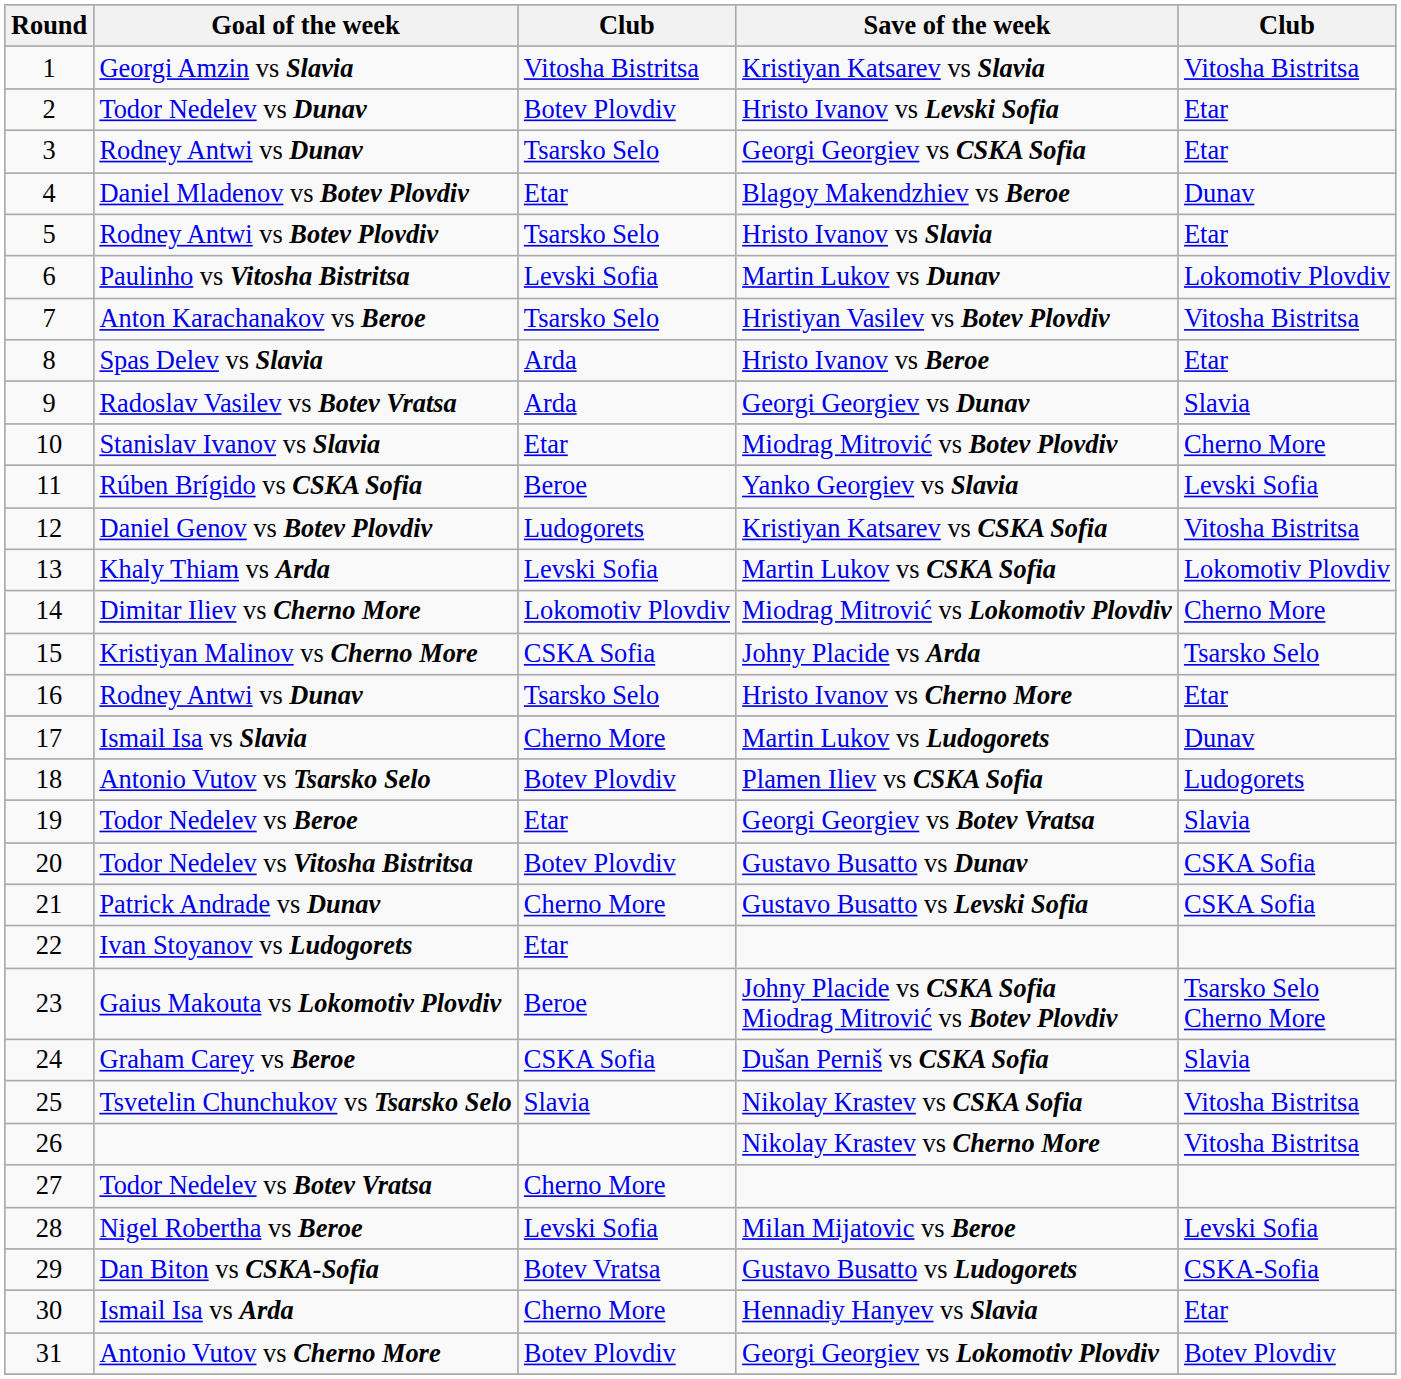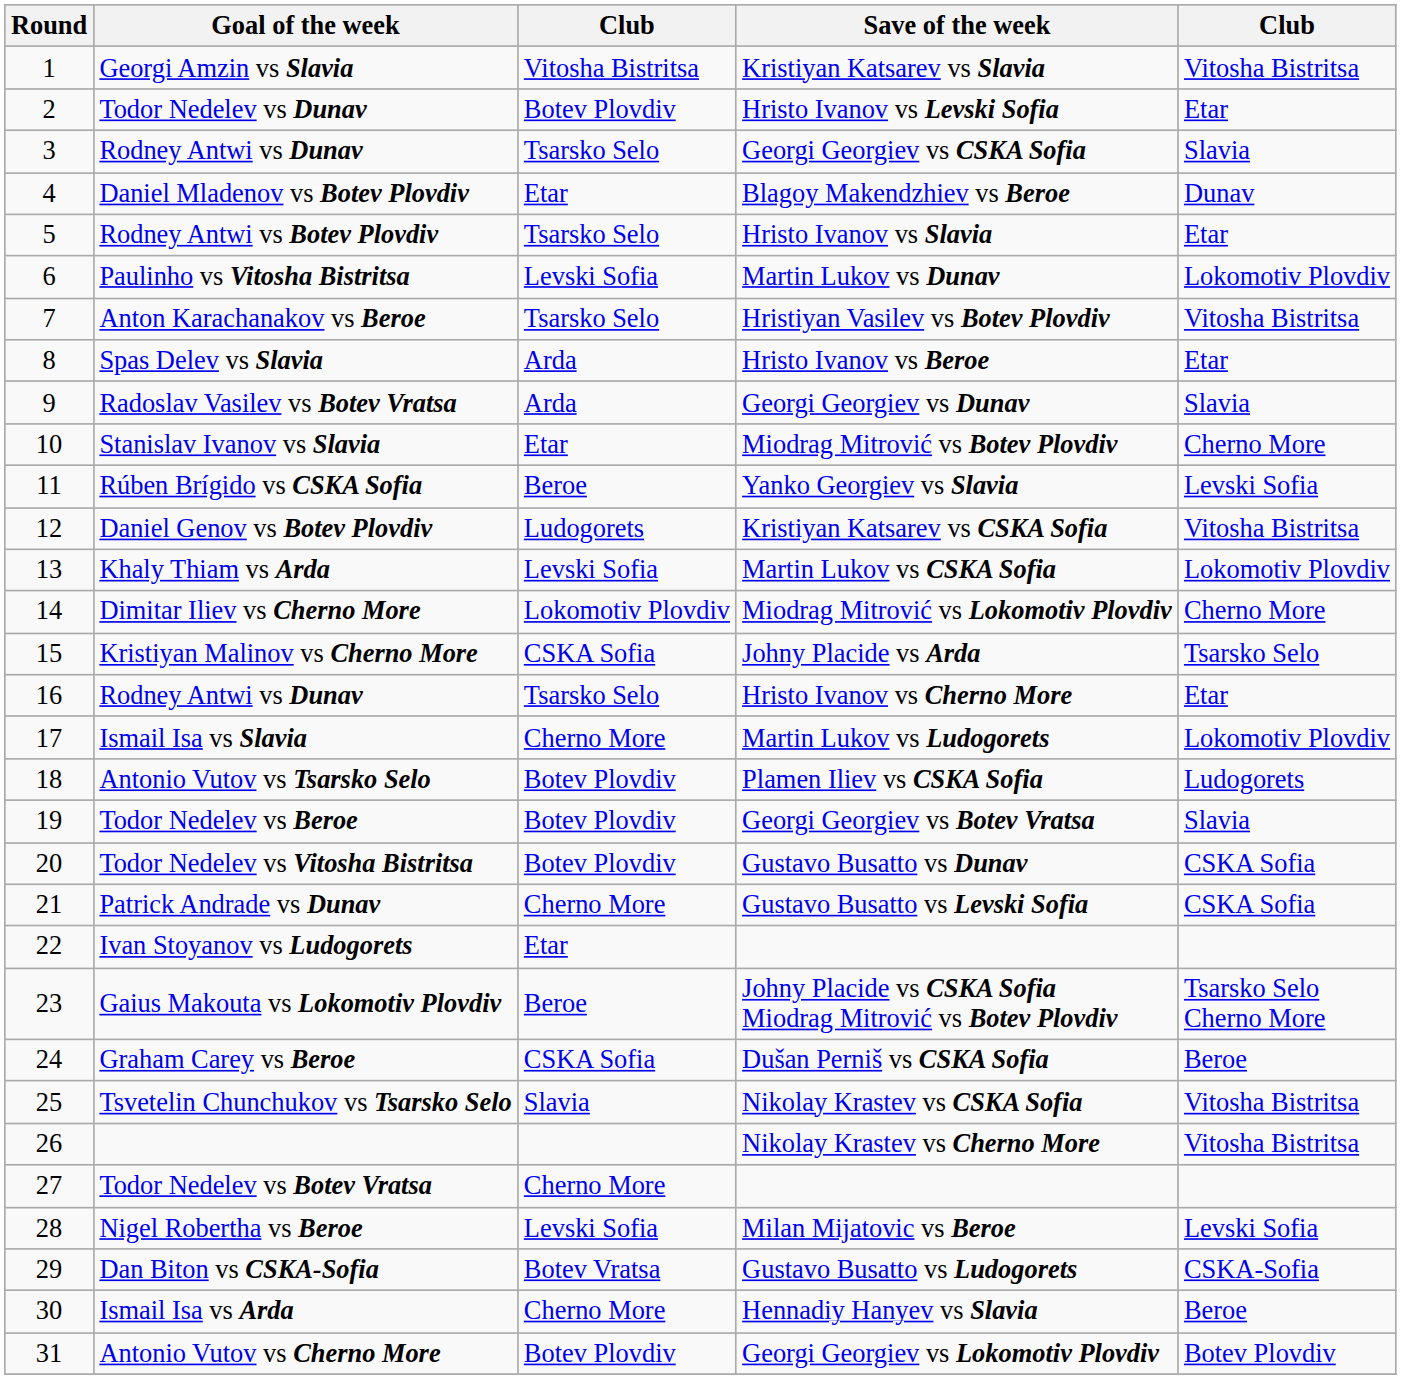(1206, 151) Etar -> (1217, 151) Slavia
(1219, 737) Dunav -> (1287, 737) Lokomotiv Plovdiv
(546, 820) Etar -> (600, 820) Botev Plovdiv
(1217, 1059) Slavia -> (1215, 1059) Beroe
(1206, 1311) Etar -> (1215, 1311) Beroe
